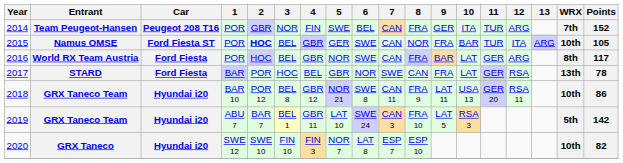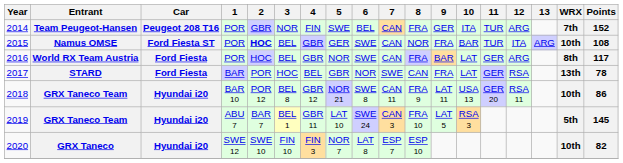(601, 43) 105 -> (601, 43) 108
(601, 120) 142 -> (601, 120) 145
